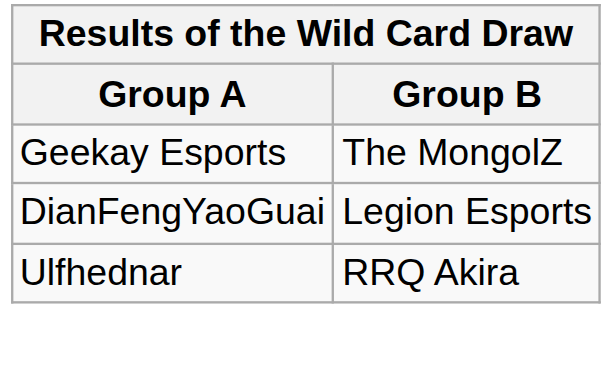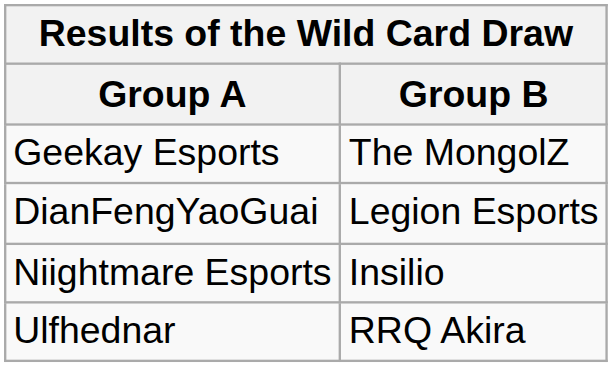+ row: (172, 271)
